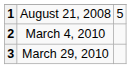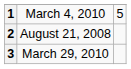(65, 14) August 21, 2008 -> (65, 14) March 4, 2010
(65, 34) March 4, 2010 -> (65, 34) August 21, 2008
